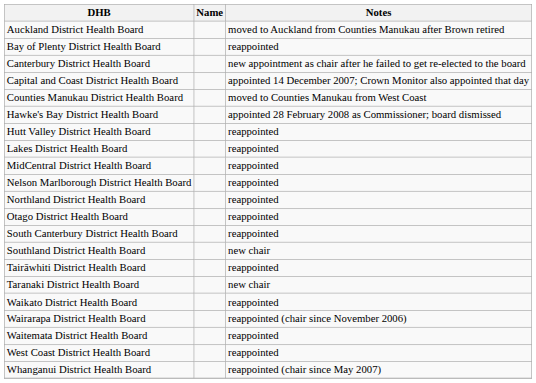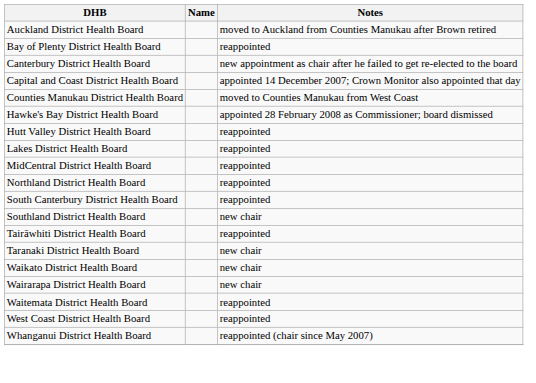- row: (99, 183)
- row: (67, 217)
(253, 302) reappointed -> (241, 268) new chair
(317, 319) reappointed (chair since November 2006) -> (241, 285) new chair
